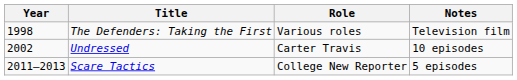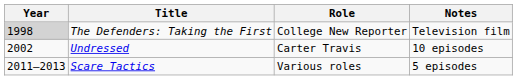(20, 31) no background -> (20, 31) lightgrey background
(319, 31) Various roles -> (342, 31) College New Reporter
(342, 66) College New Reporter -> (319, 66) Various roles
